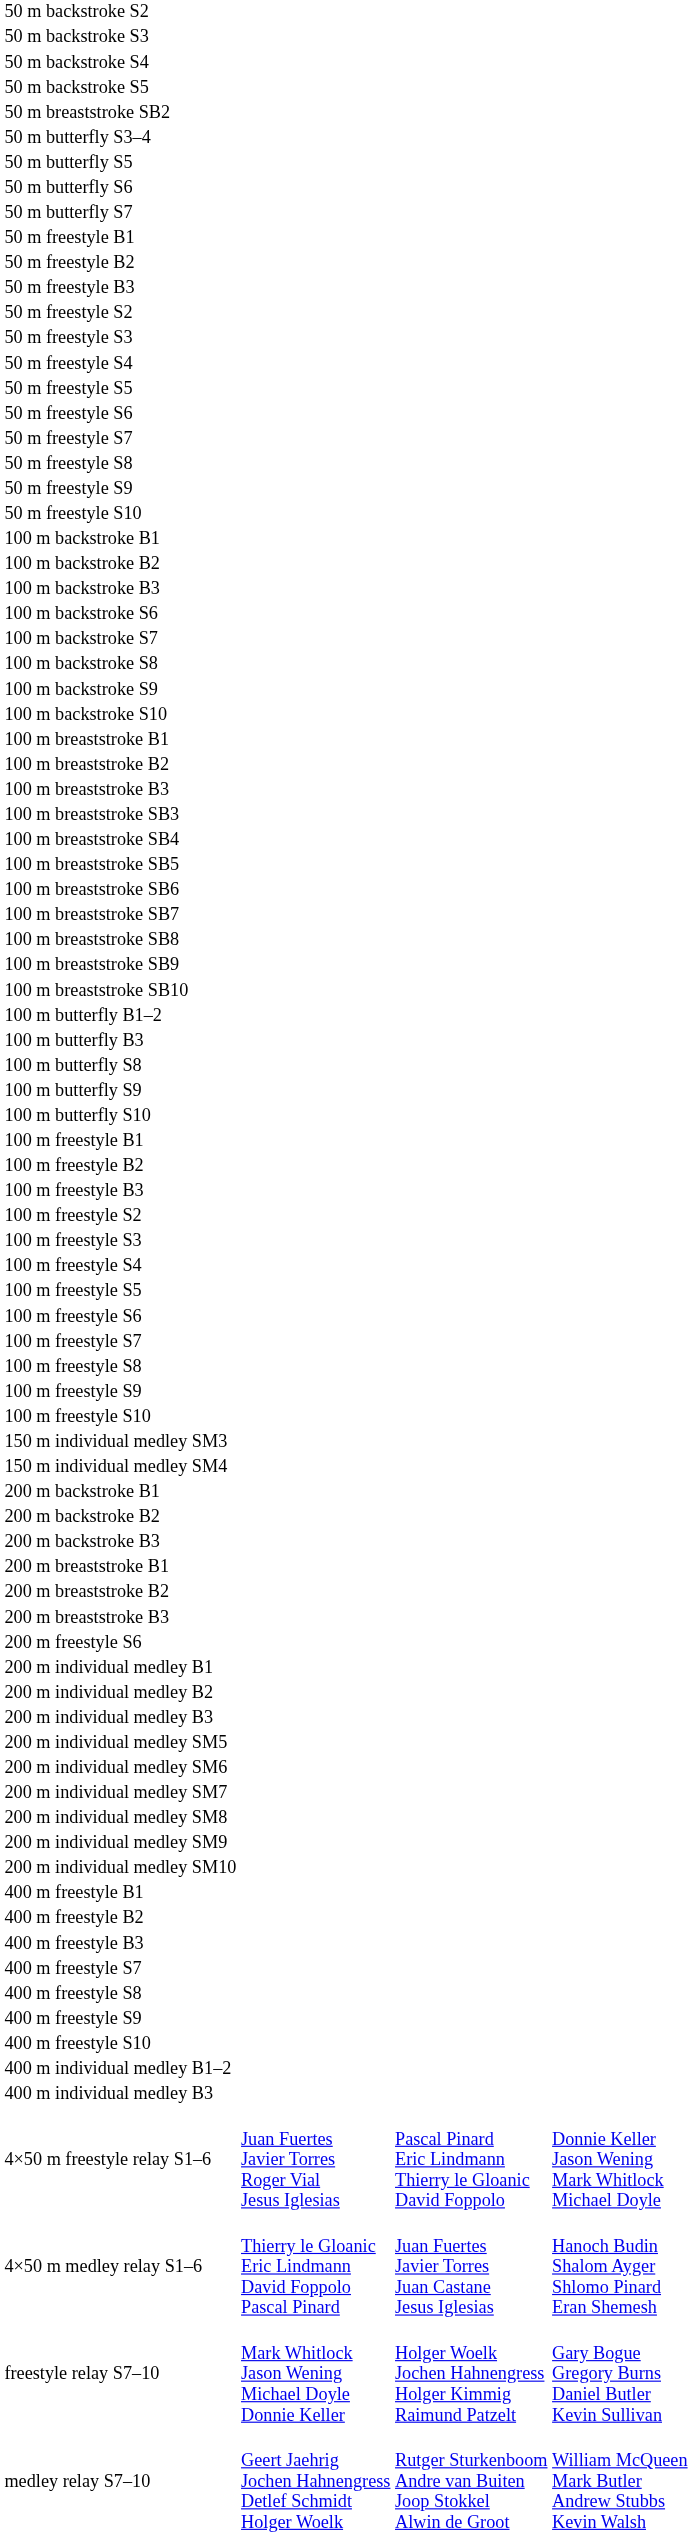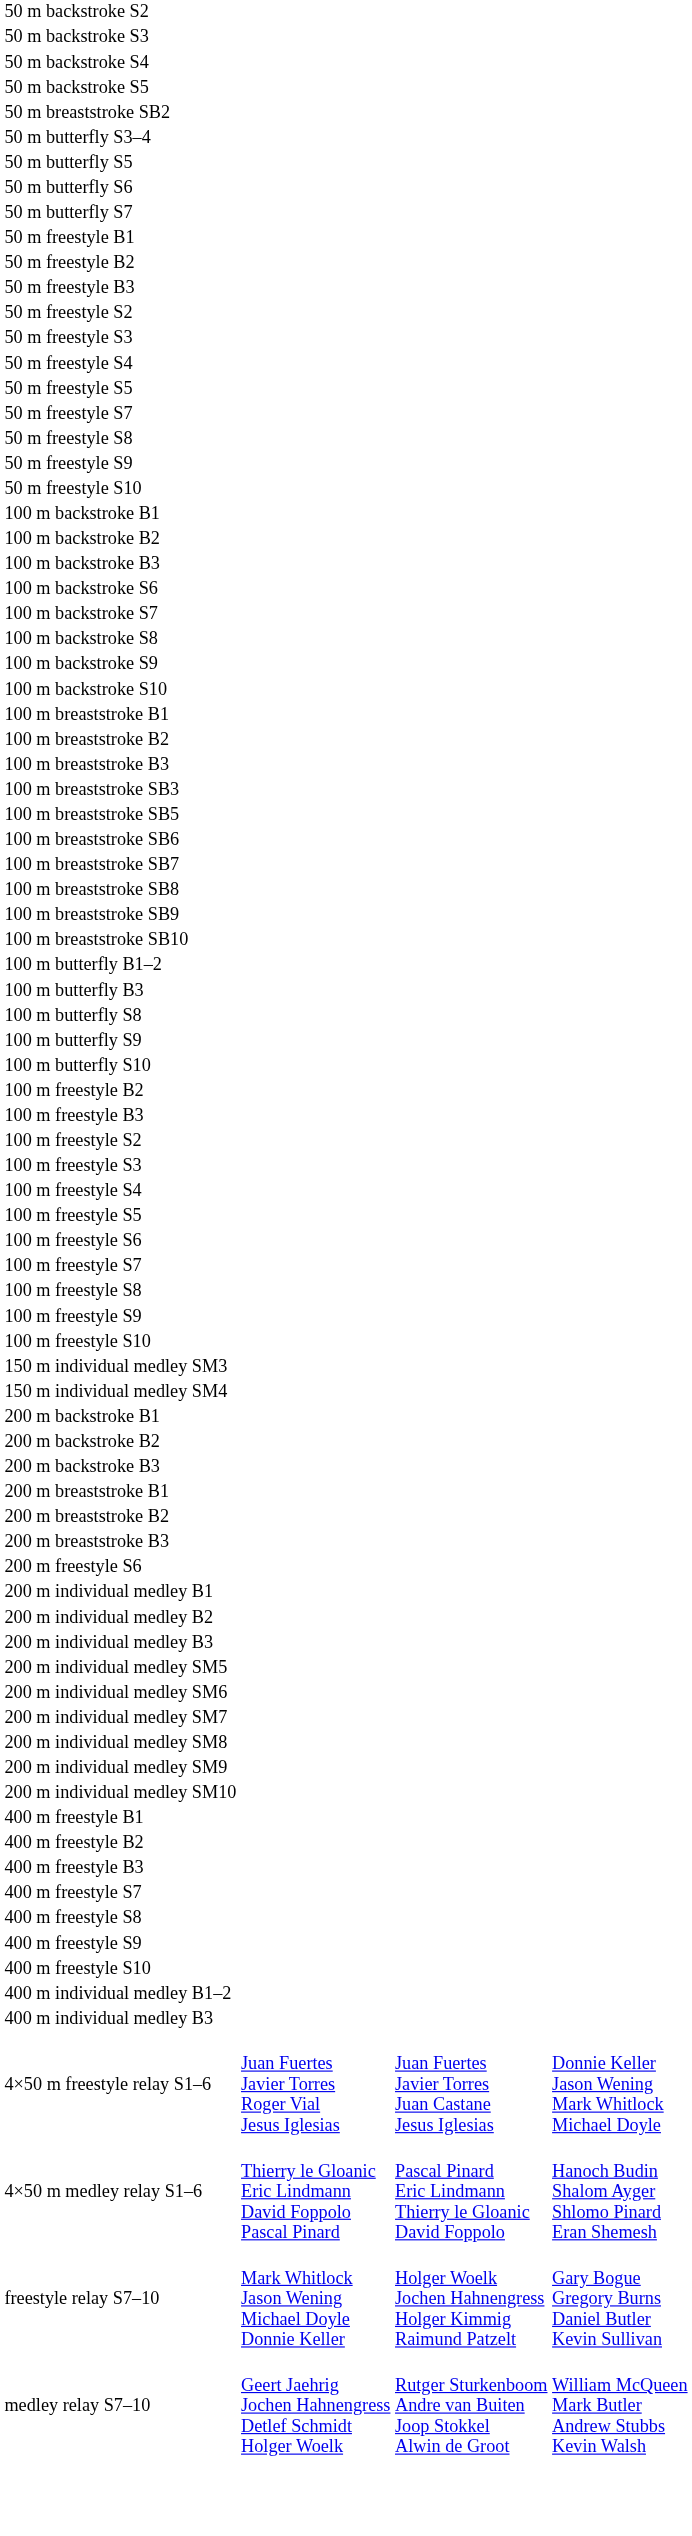- row: (69, 412)
- row: (92, 839)
- row: (74, 1140)
(462, 2169) Pascal Pinard Eric Lindmann Thierry le Gloanic David Foppolo -> (444, 2094) Juan Fuertes Javier Torres Juan Castane Jesus Iglesias
(444, 2276) Juan Fuertes Javier Torres Juan Castane Jesus Iglesias -> (462, 2201) Pascal Pinard Eric Lindmann Thierry le Gloanic David Foppolo
